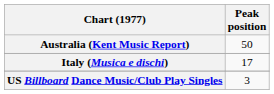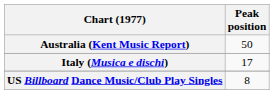(247, 80) 3 -> (247, 80) 8
